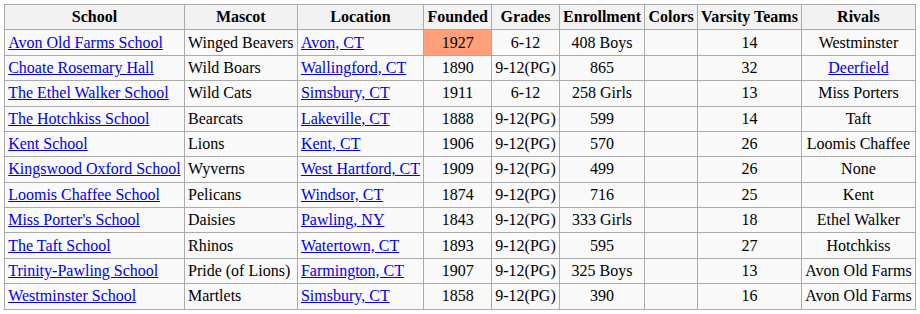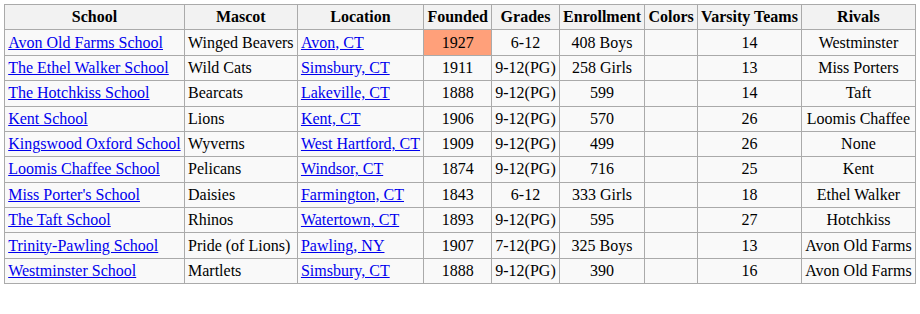- row: (81, 67)
(525, 93) 6-12 -> (525, 67) 9-12(PG)
(343, 220) Pawling, NY -> (352, 194) Farmington, CT
(525, 220) 9-12(PG) -> (525, 194) 6-12
(352, 270) Farmington, CT -> (343, 245) Pawling, NY
(525, 270) 9-12(PG) -> (525, 245) 7-12(PG)
(458, 296) 1858 -> (458, 270) 1888
